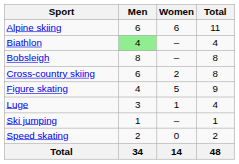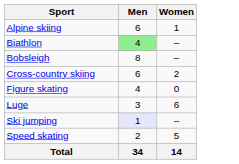- column: (215, 12)
(176, 27) 6 -> (176, 27) 1
(176, 89) 5 -> (176, 89) 0
(176, 105) 1 -> (176, 105) 6
(138, 120) no background -> (138, 120) lavender background
(176, 136) 0 -> (176, 136) 5
